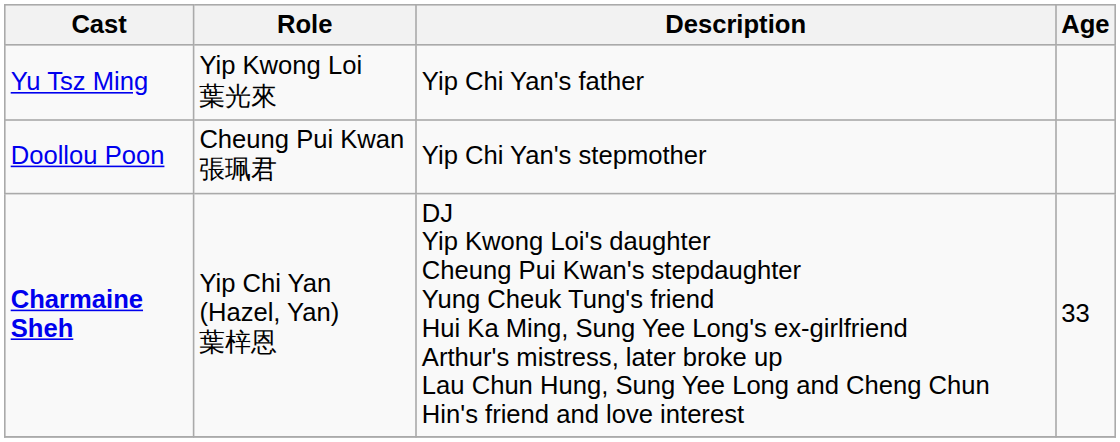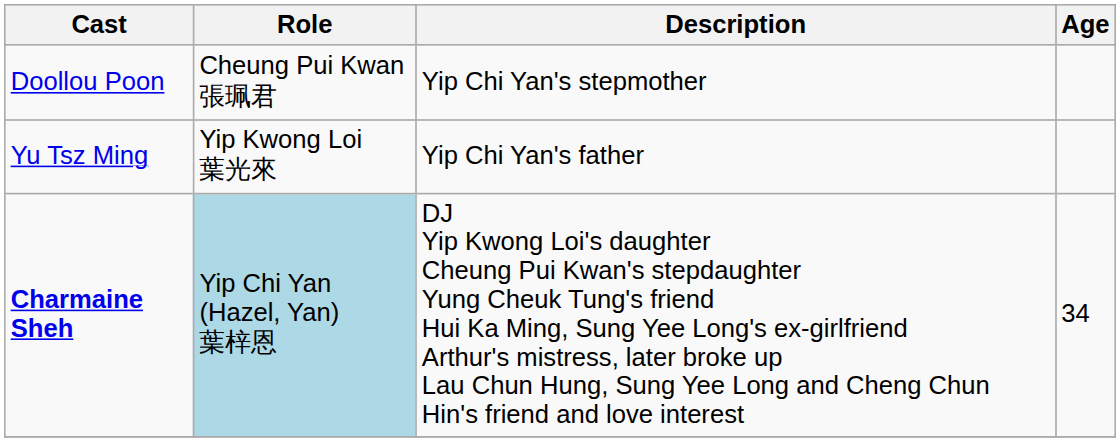rows swapped: (79, 82) <-> (88, 156)
(269, 313) no background -> (269, 313) lightblue background
(1075, 314) 33 -> (1075, 314) 34
